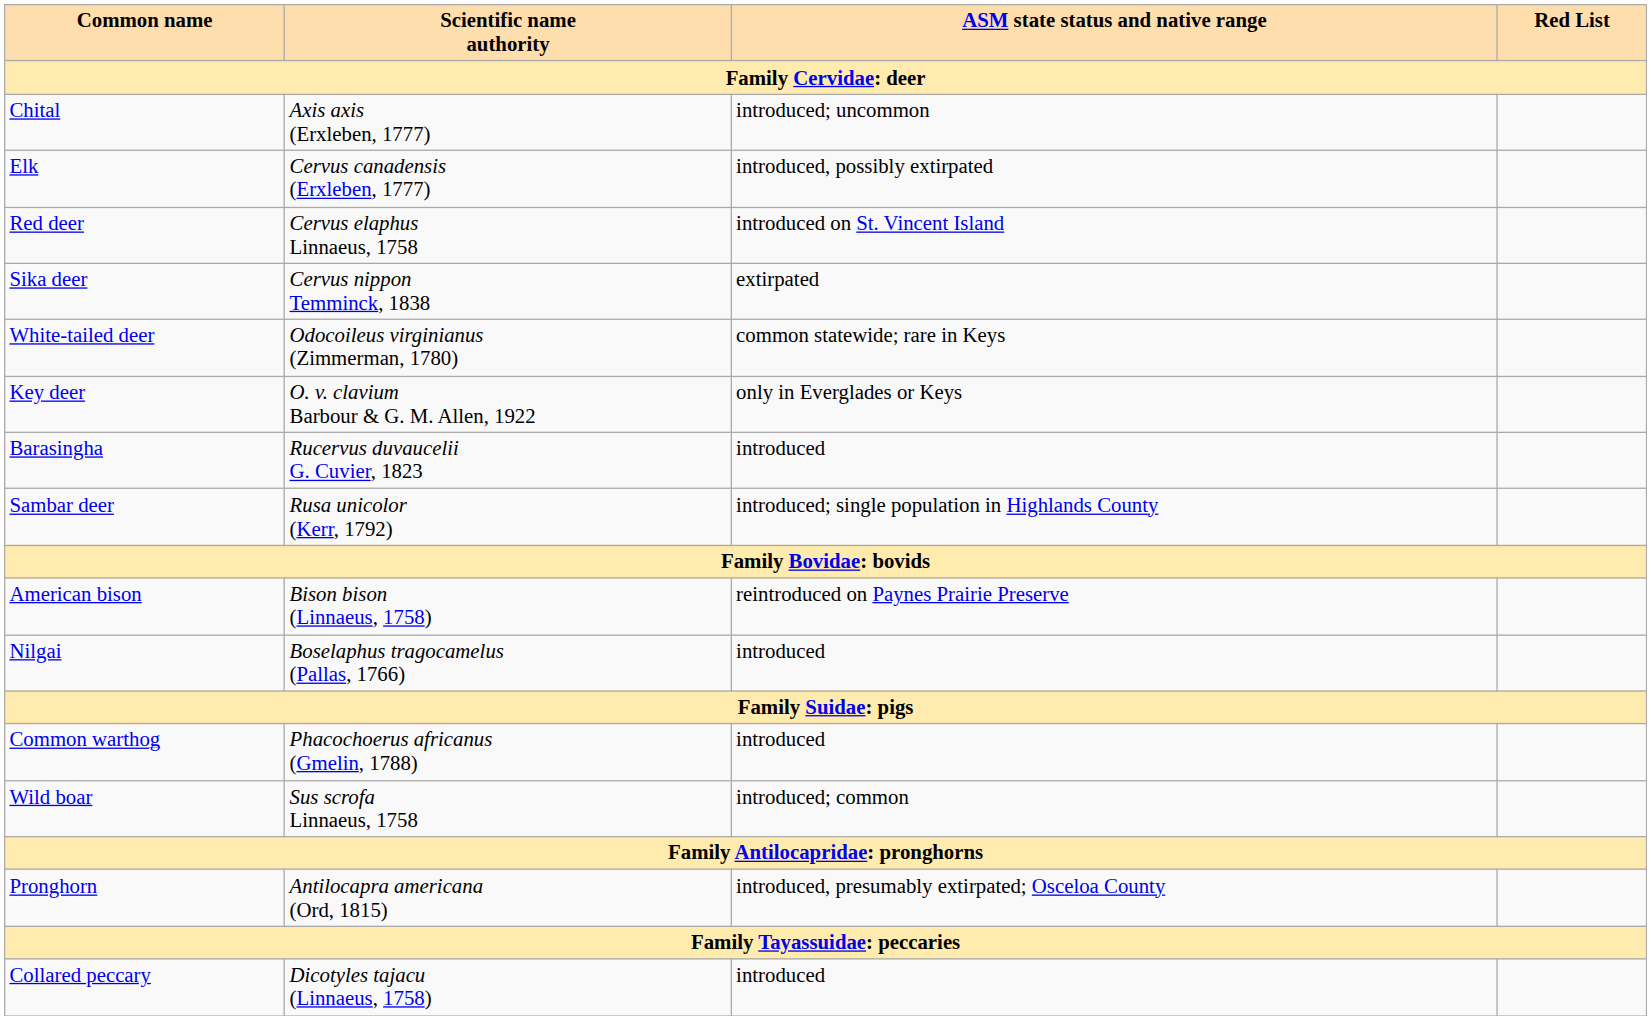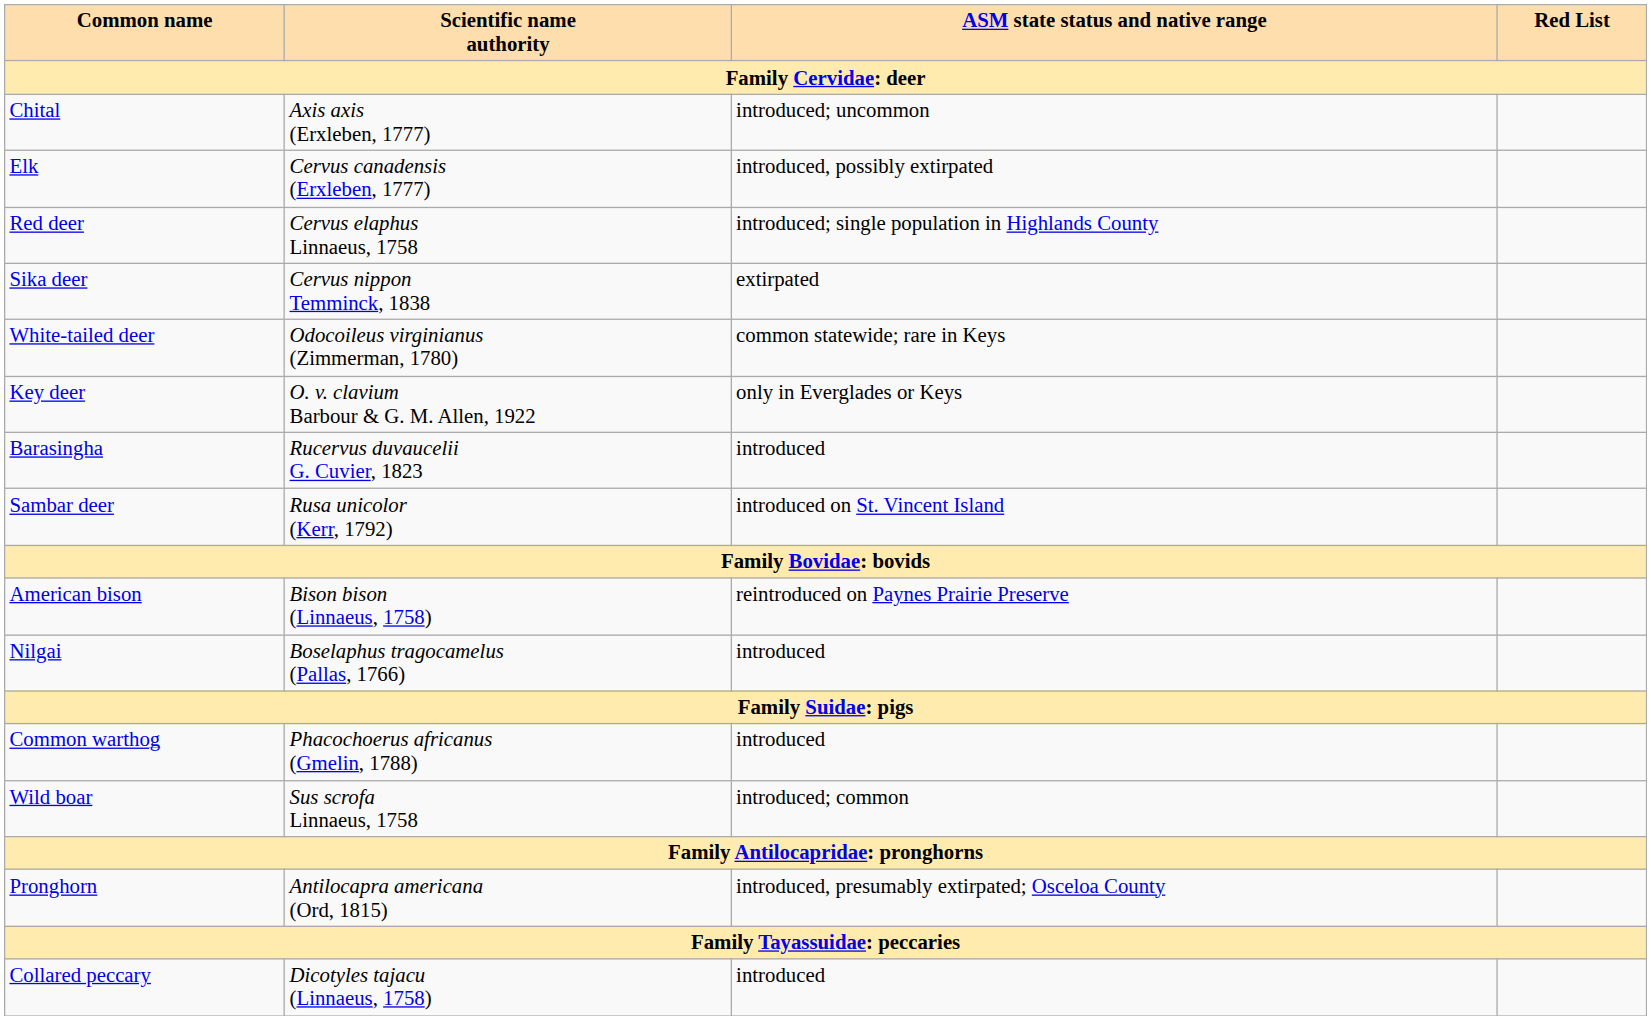(870, 223) introduced on St. Vincent Island -> (947, 223) introduced; single population in Highlands County
(947, 505) introduced; single population in Highlands County -> (870, 505) introduced on St. Vincent Island
